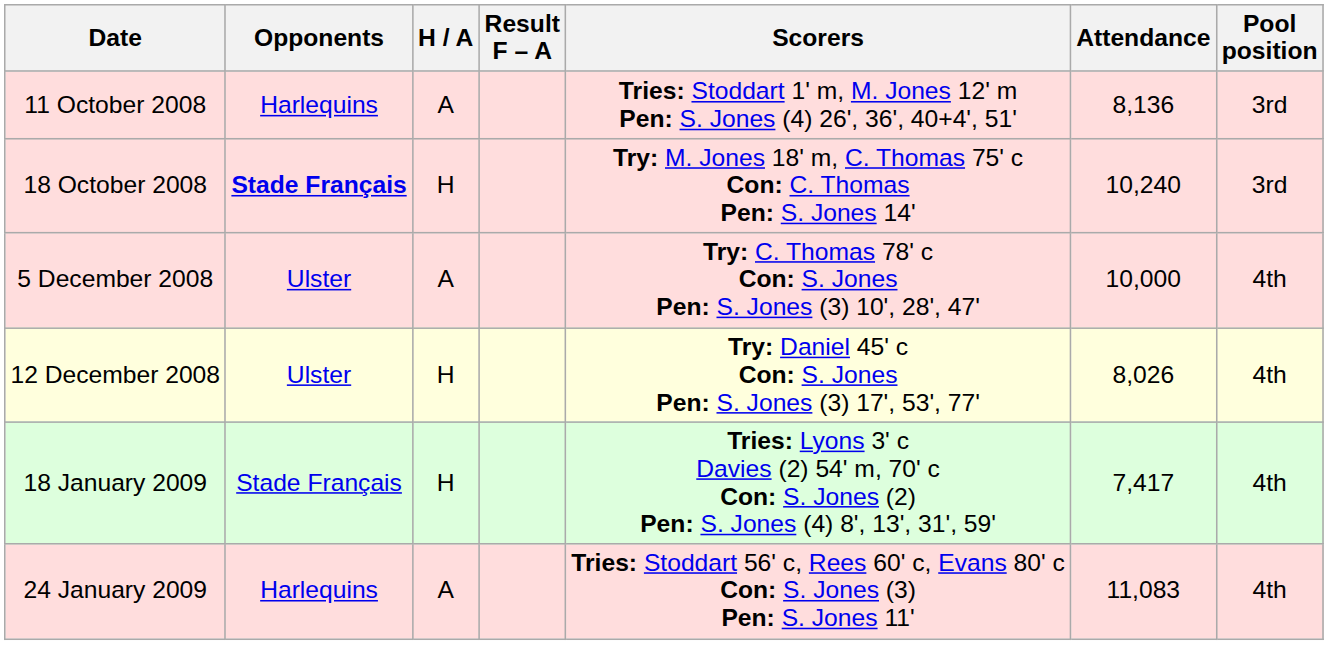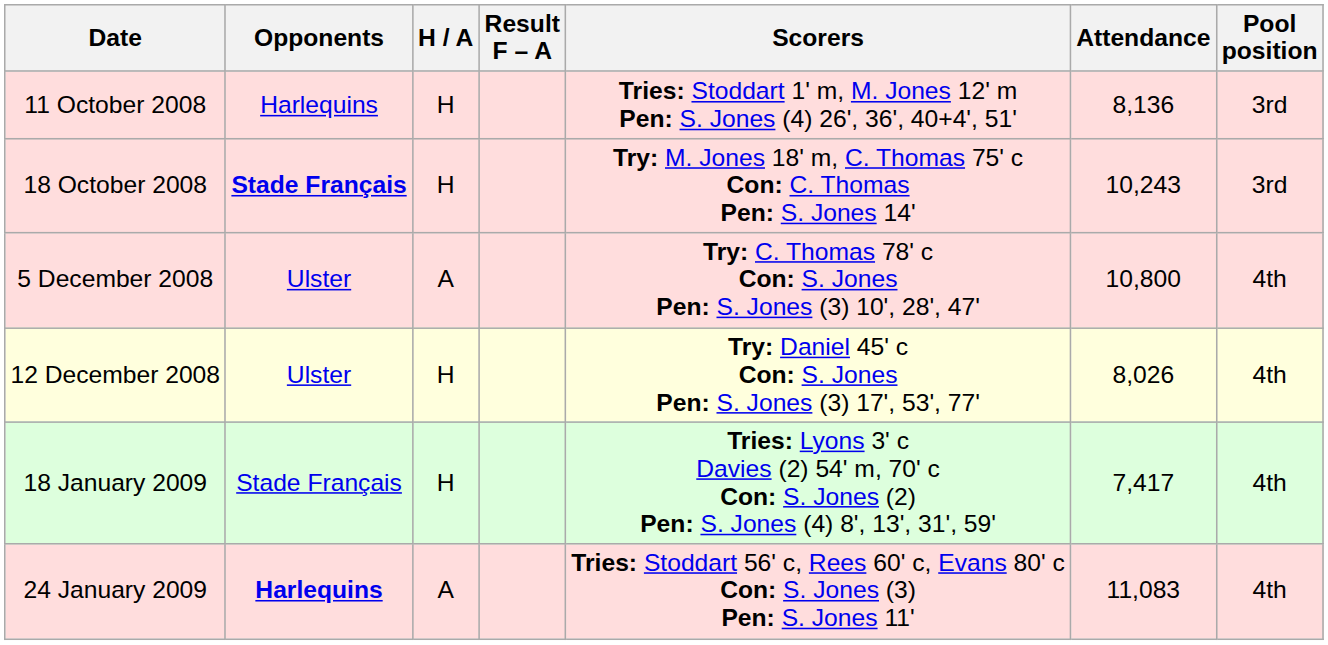(446, 104) A -> (446, 104) H
(1143, 185) 10,240 -> (1143, 185) 10,243
(1143, 279) 10,000 -> (1143, 279) 10,800
(319, 591) normal -> (319, 591) bold
